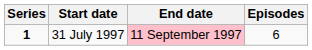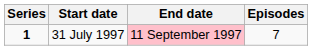(276, 34) 6 -> (276, 34) 7
